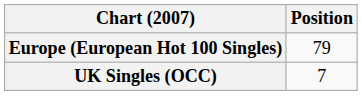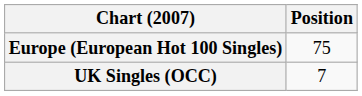(322, 47) 79 -> (322, 47) 75
